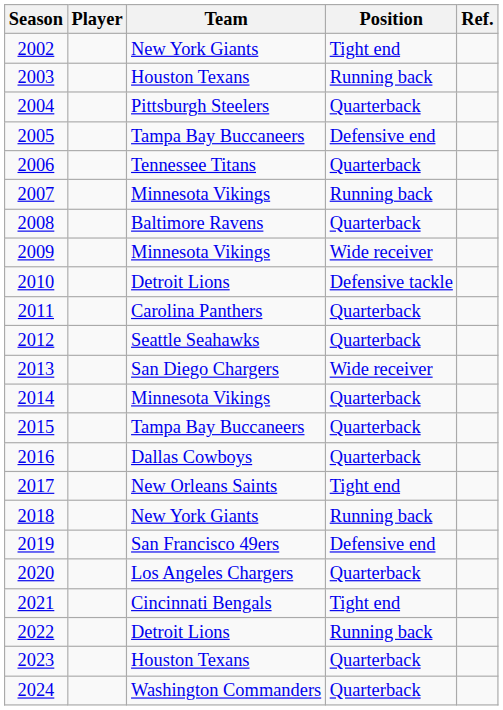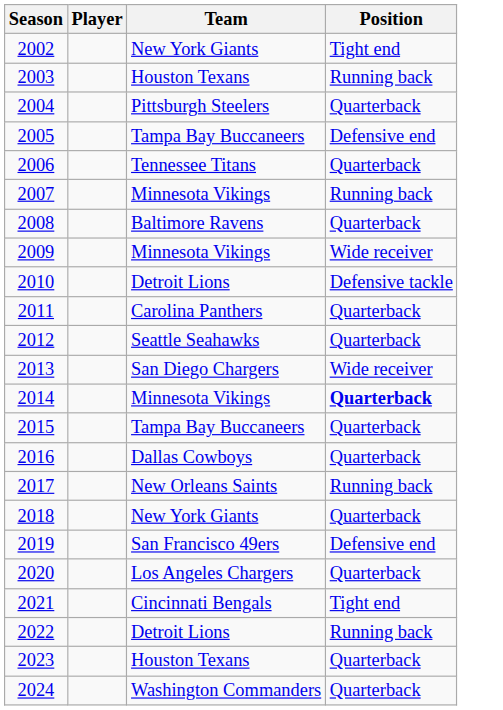- column: (477, 19)
(375, 398) normal -> (381, 398) bold
(365, 485) Tight end -> (381, 485) Running back
(381, 515) Running back -> (375, 515) Quarterback
